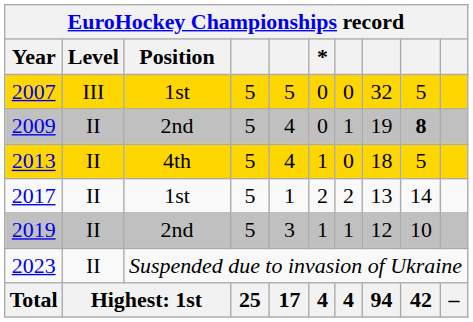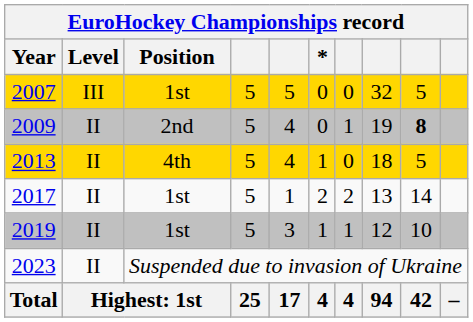(177, 230) 2nd -> (177, 230) 1st
